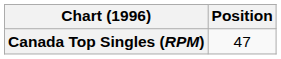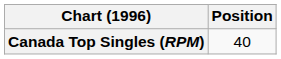(242, 41) 47 -> (242, 41) 40
